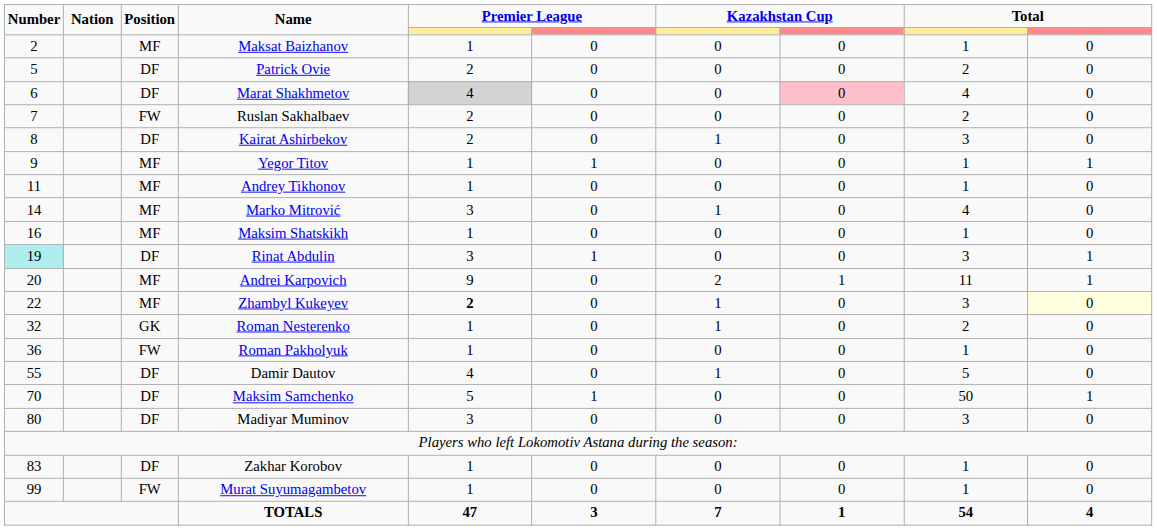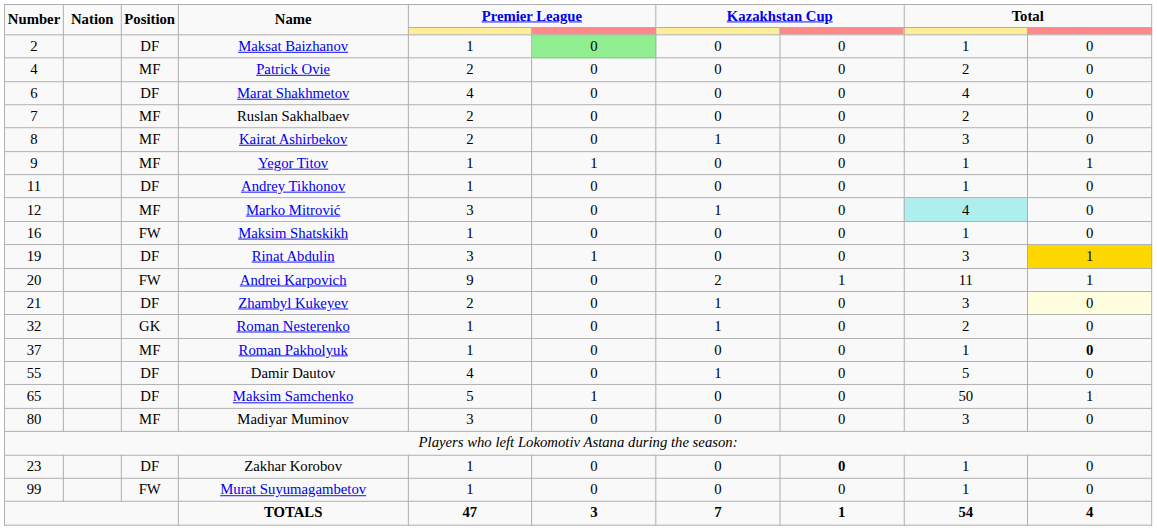(150, 46) MF -> (150, 46) DF
(594, 46) no background -> (594, 46) lightgreen background
(34, 69) 5 -> (34, 69) 4
(150, 69) DF -> (150, 69) MF
(470, 92) lightgrey background -> (470, 92) no background
(842, 92) pink background -> (842, 92) no background
(150, 116) FW -> (150, 116) MF
(150, 139) DF -> (150, 139) MF
(150, 186) MF -> (150, 186) DF
(34, 209) 14 -> (34, 209) 12
(966, 209) no background -> (966, 209) paleturquoise background
(150, 233) MF -> (150, 233) FW
(34, 256) paleturquoise background -> (34, 256) no background
(1090, 256) no background -> (1090, 256) gold background
(150, 279) MF -> (150, 279) FW
(34, 303) 22 -> (34, 303) 21
(150, 303) MF -> (150, 303) DF
(470, 303) bold -> (470, 303) normal
(34, 349) 36 -> (34, 349) 37
(150, 349) FW -> (150, 349) MF
(1090, 349) normal -> (1090, 349) bold
(34, 396) 70 -> (34, 396) 65
(150, 419) DF -> (150, 419) MF
(34, 466) 83 -> (34, 466) 23
(842, 466) normal -> (842, 466) bold
